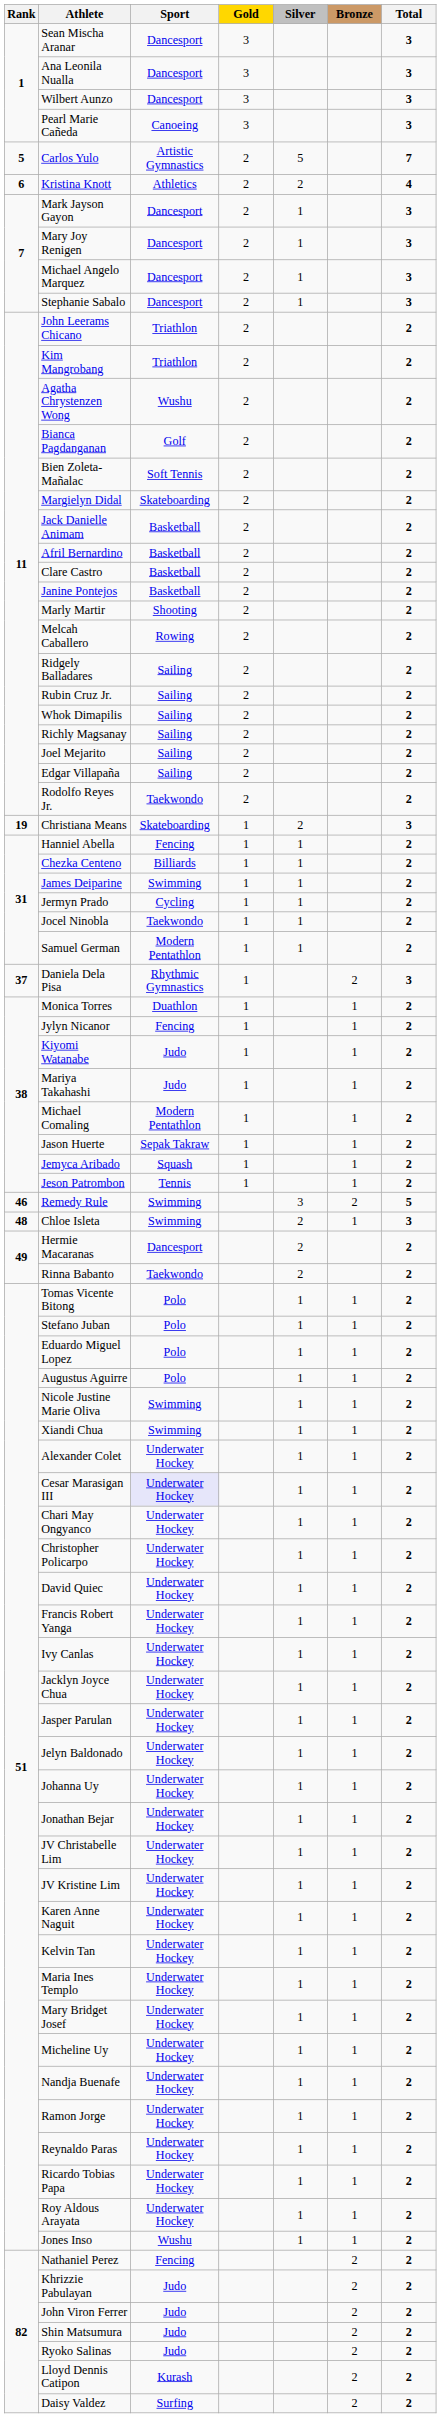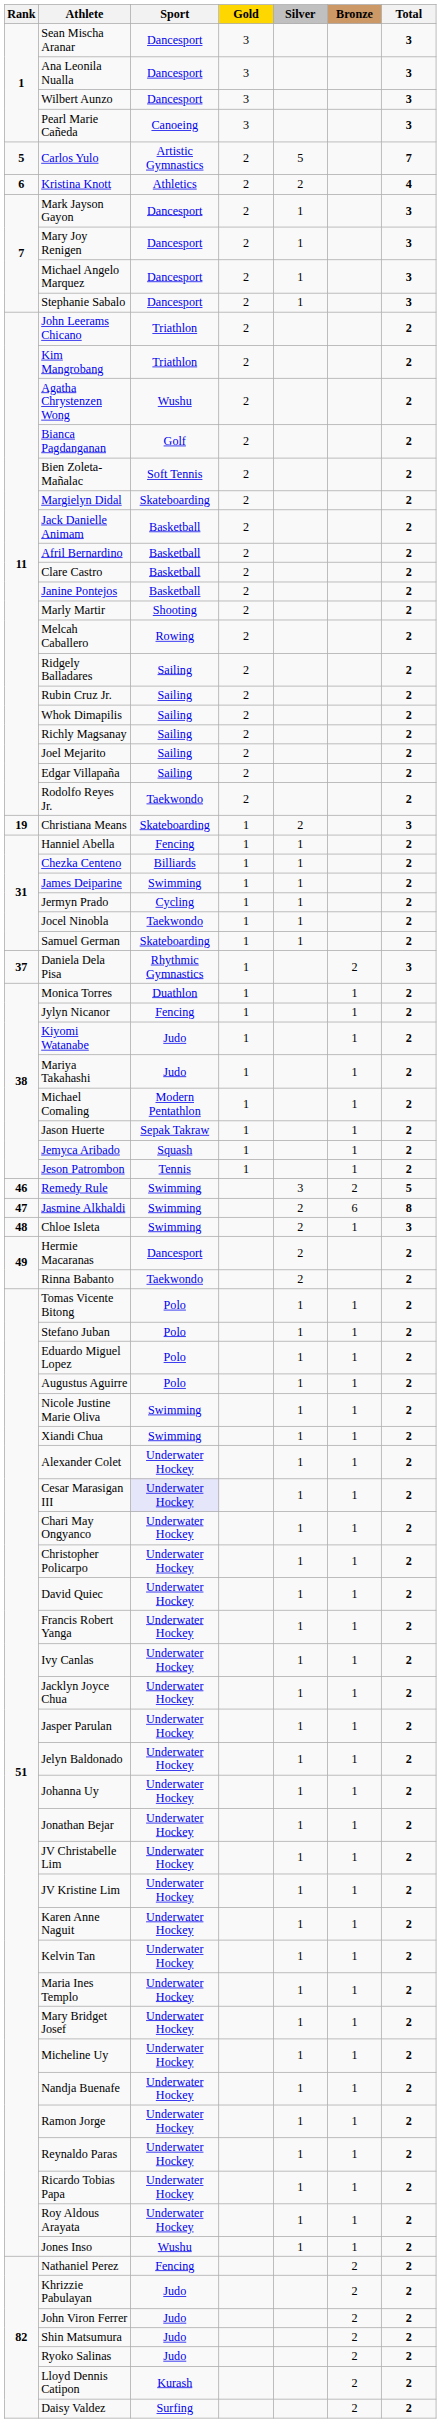(175, 947) Modern Pentathlon -> (175, 940) Skateboarding
+ row: (83, 1207)
